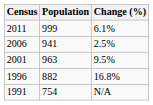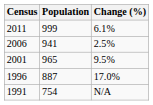(50, 60) 963 -> (50, 60) 965
(50, 76) 882 -> (50, 76) 887
(107, 76) 16.8% -> (107, 76) 17.0%
